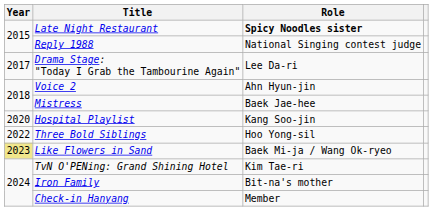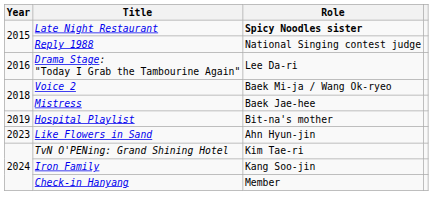(18, 66) 2017 -> (18, 66) 2016
(280, 87) Ahn Hyun-jin -> (318, 87) Baek Mi-ja / Wang Ok-ryeo
(18, 119) 2020 -> (18, 119) 2019
(280, 119) Kang Soo-jin -> (289, 119) Bit-na's mother
- row: (91, 135)
(18, 151) khaki background -> (18, 135) no background
(318, 151) Baek Mi-ja / Wang Ok-ryeo -> (280, 135) Ahn Hyun-jin
(289, 182) Bit-na's mother -> (280, 167) Kang Soo-jin
